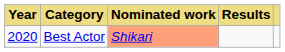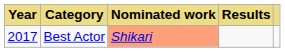(22, 36) 2020 -> (22, 36) 2017
